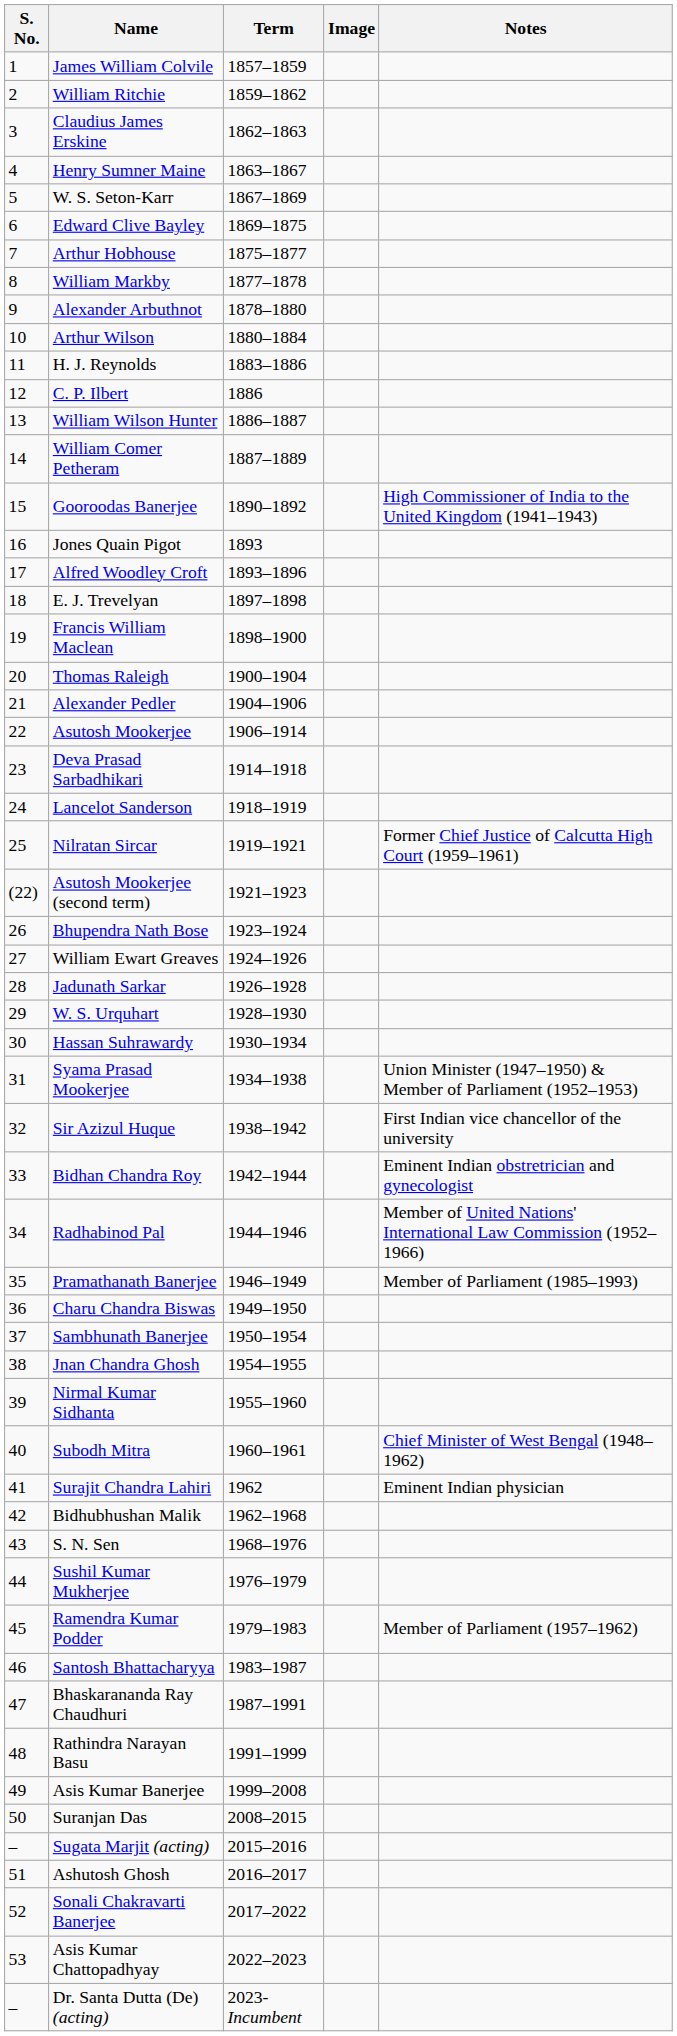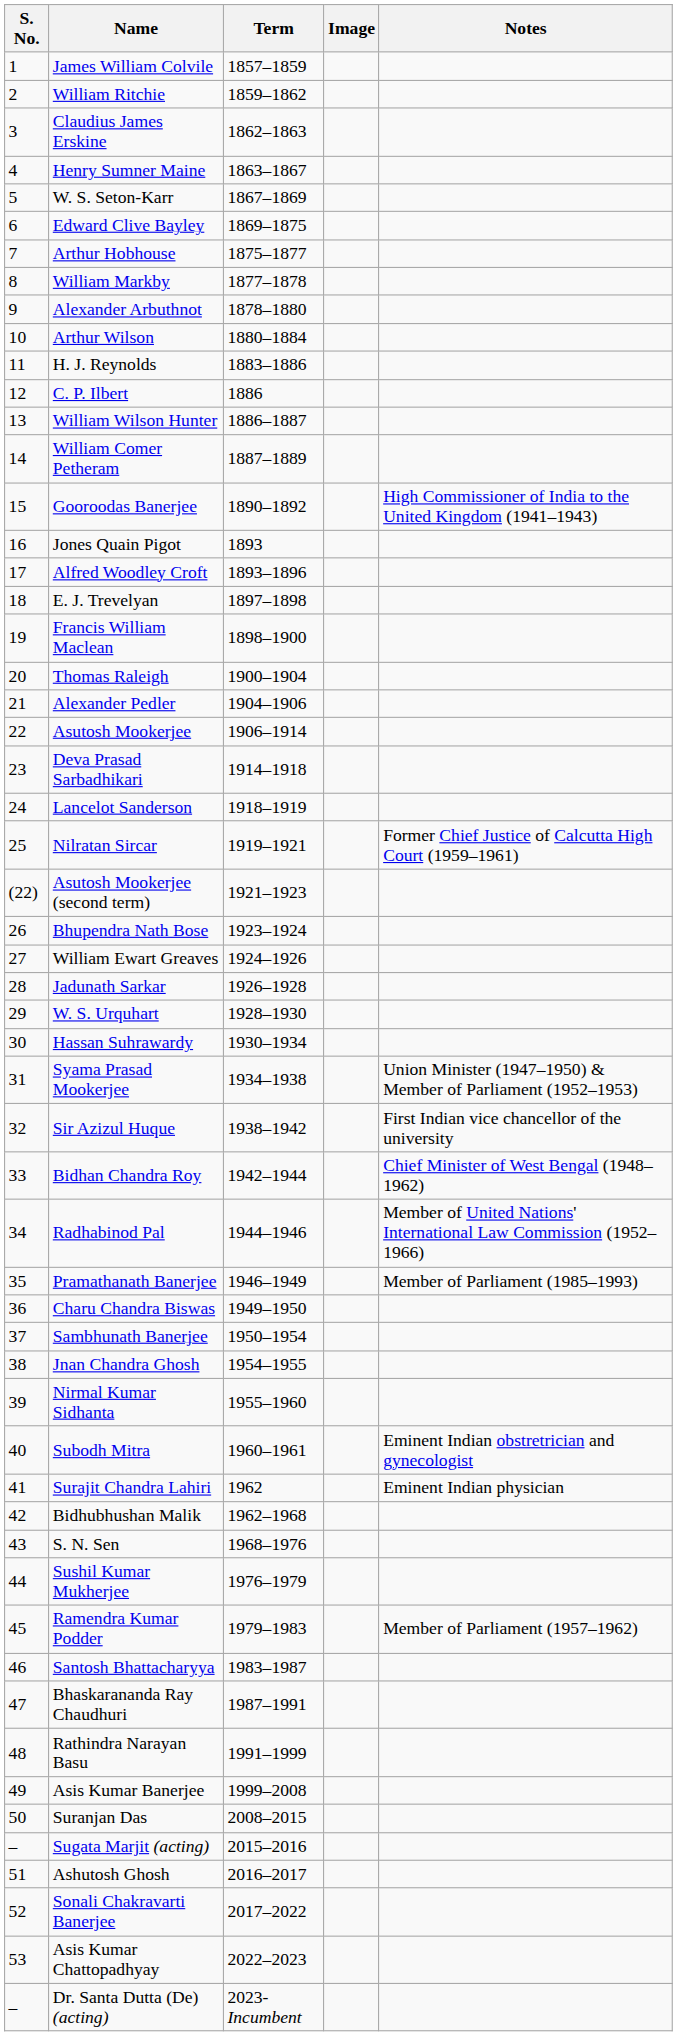(499, 1175) Eminent Indian obstretrician and gynecologist -> (518, 1175) Chief Minister of West Bengal (1948–1962)
(518, 1449) Chief Minister of West Bengal (1948–1962) -> (499, 1449) Eminent Indian obstretrician and gynecologist
